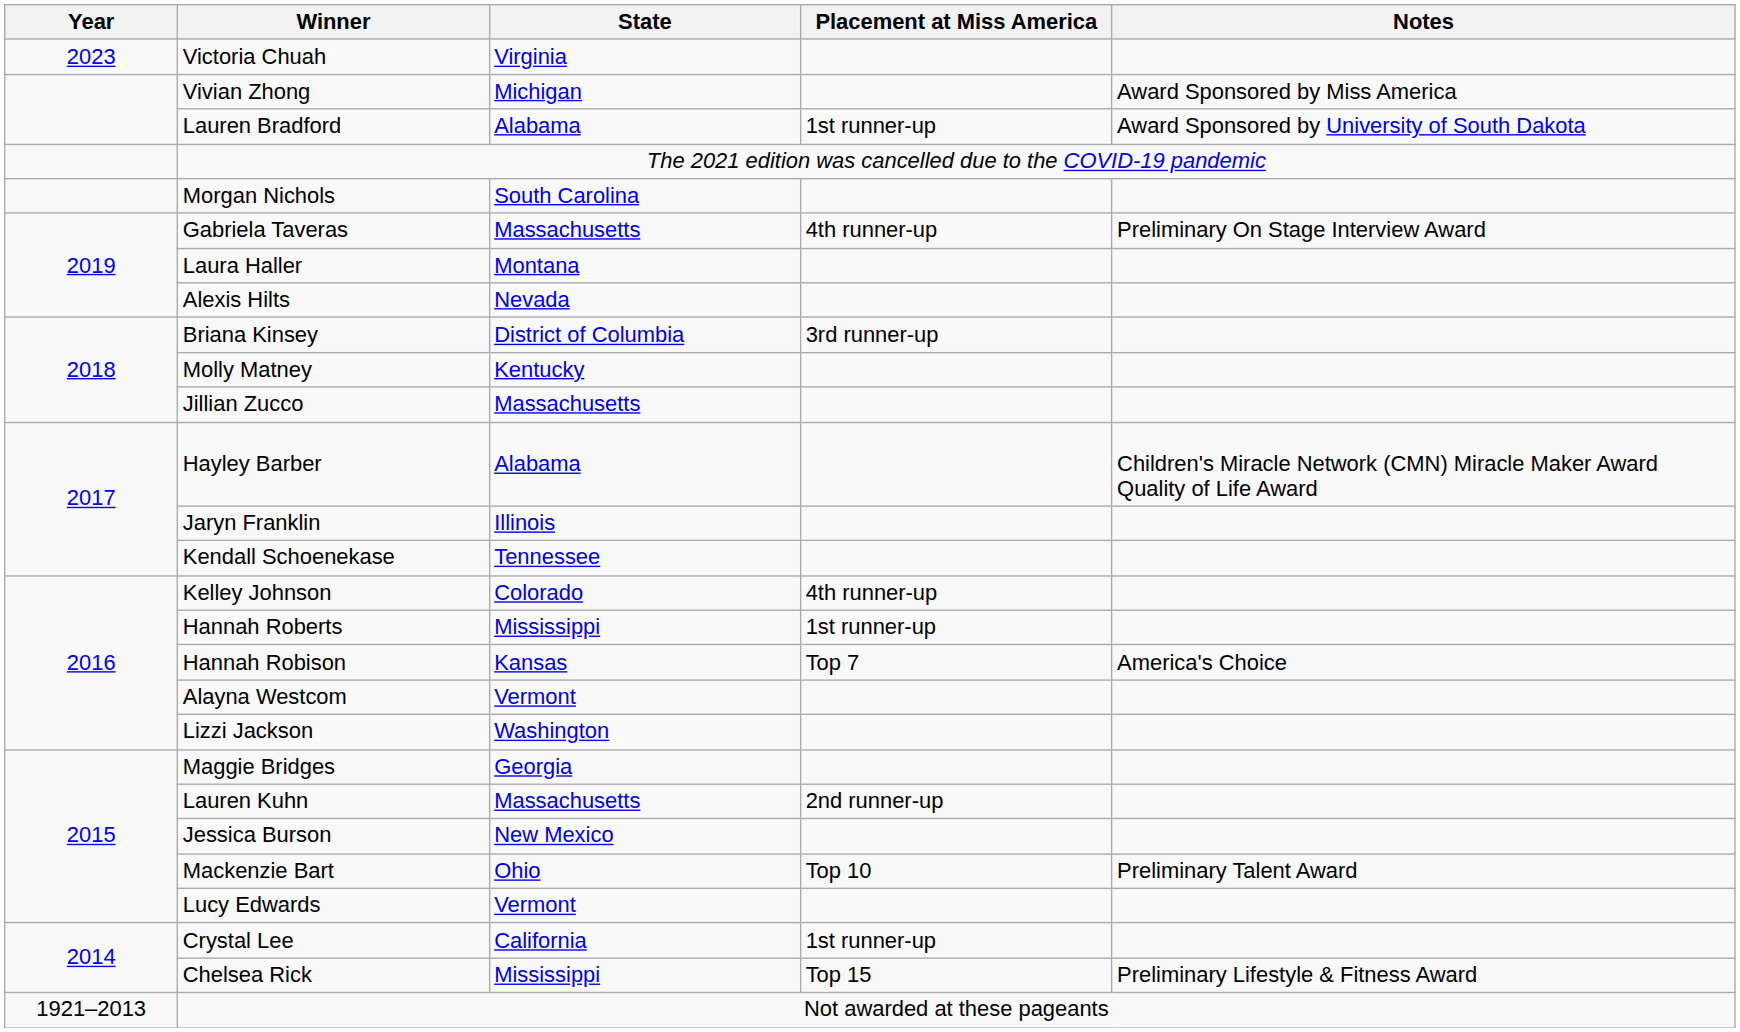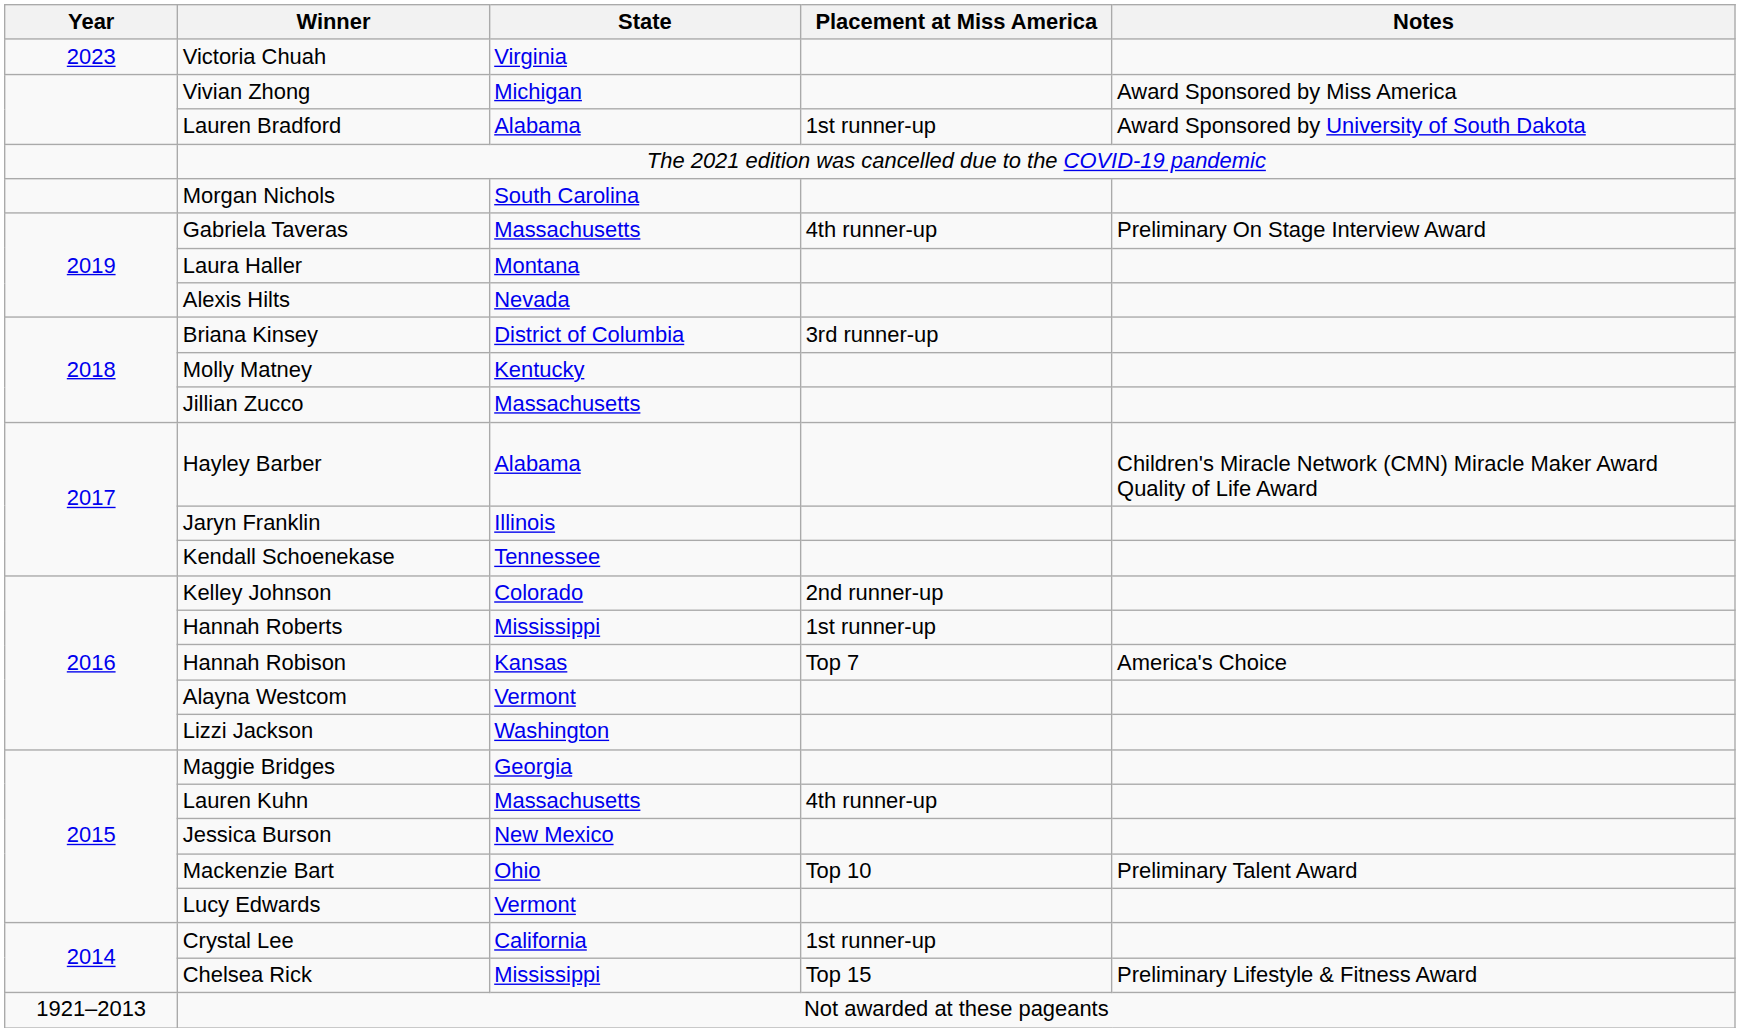(871, 592) 4th runner-up -> (874, 592) 2nd runner-up
(874, 801) 2nd runner-up -> (871, 801) 4th runner-up
